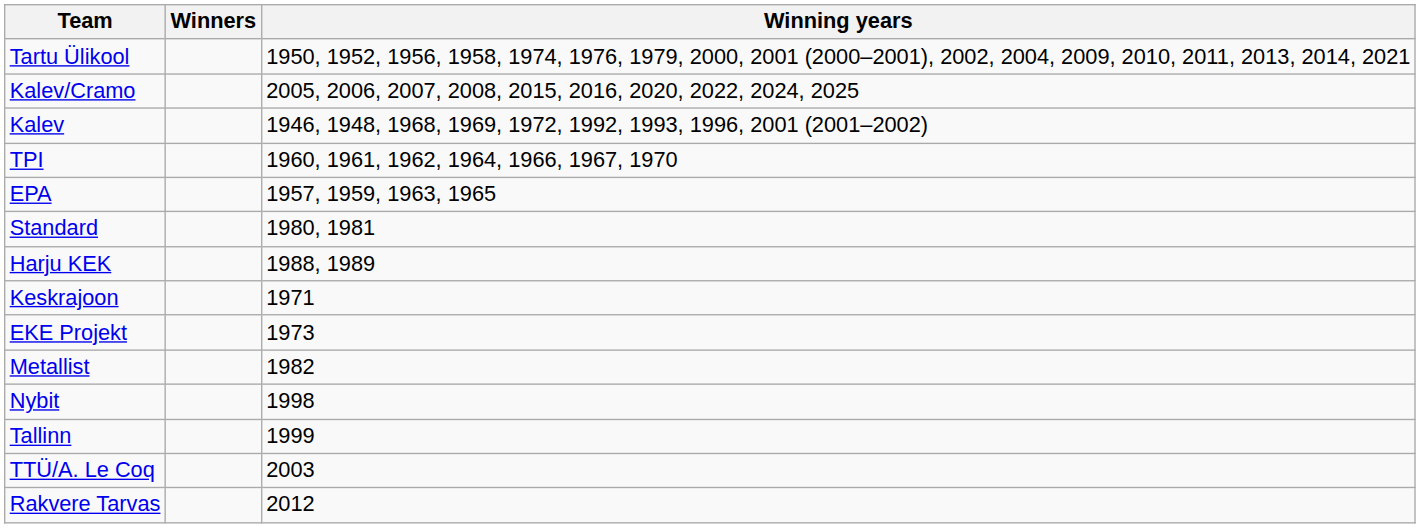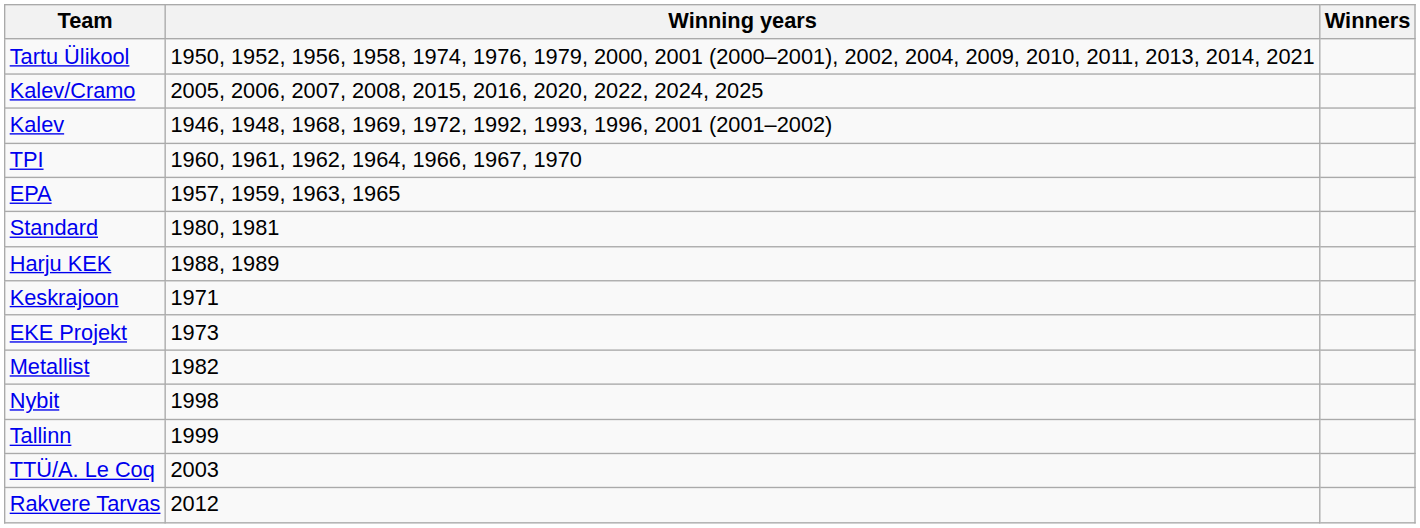columns swapped: (213, 21) <-> (838, 21)
